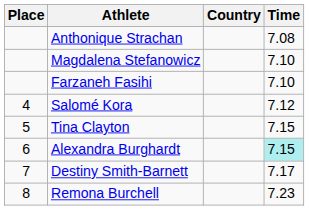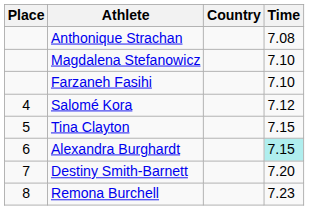(281, 171) 7.17 -> (281, 171) 7.20
